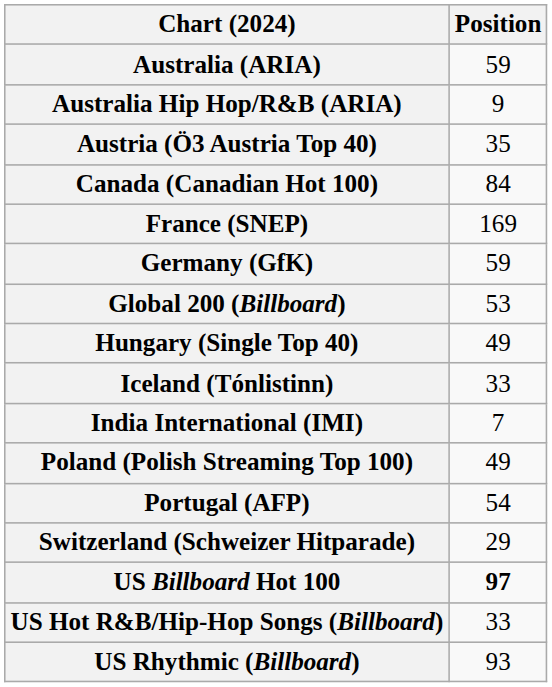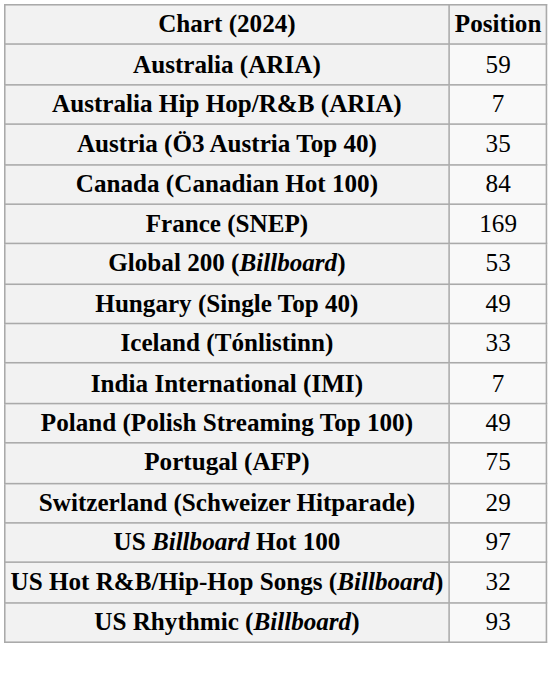(498, 104) 9 -> (498, 104) 7
- row: (227, 263)
(498, 502) 54 -> (498, 462) 75
(498, 582) bold -> (498, 542) normal
(498, 622) 33 -> (498, 582) 32
